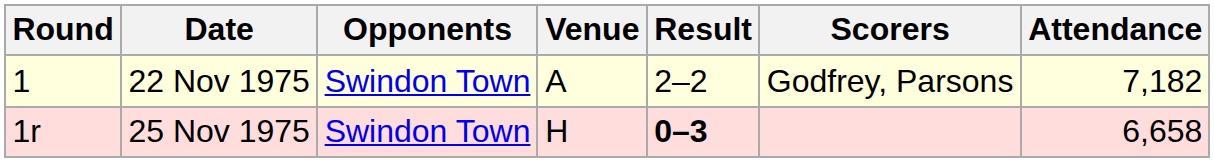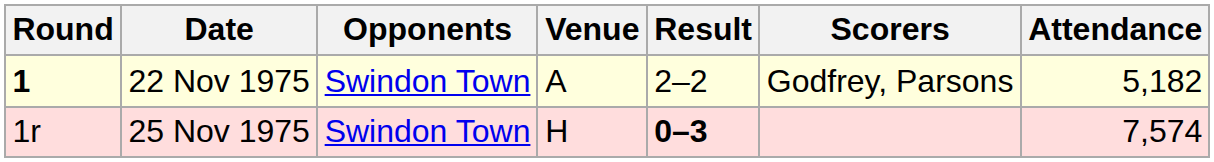(21, 80) normal -> (21, 80) bold
(1162, 80) 7,182 -> (1162, 80) 5,182
(1162, 131) 6,658 -> (1162, 131) 7,574
